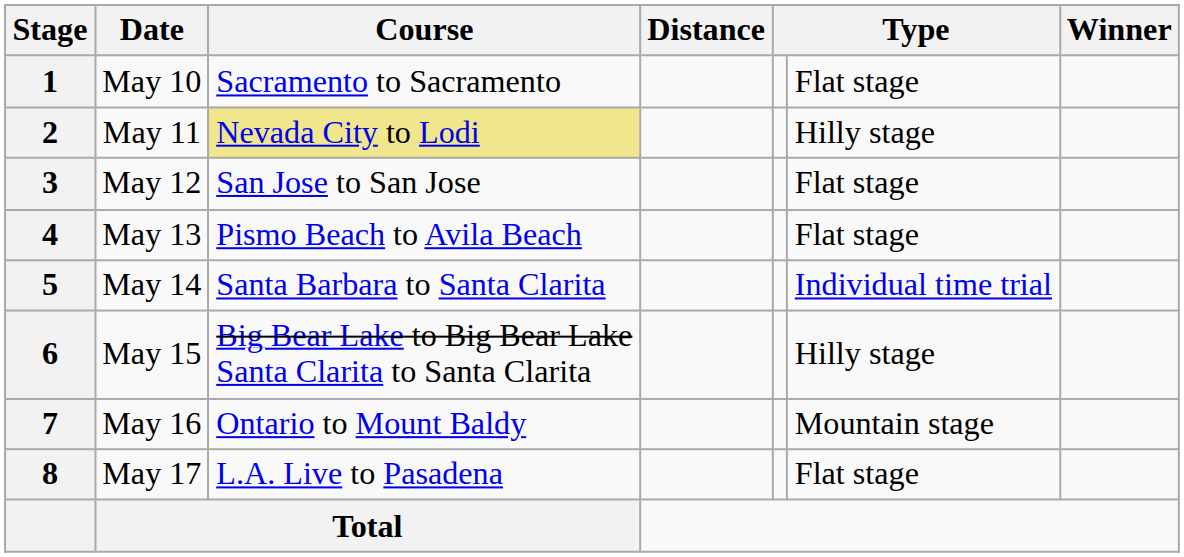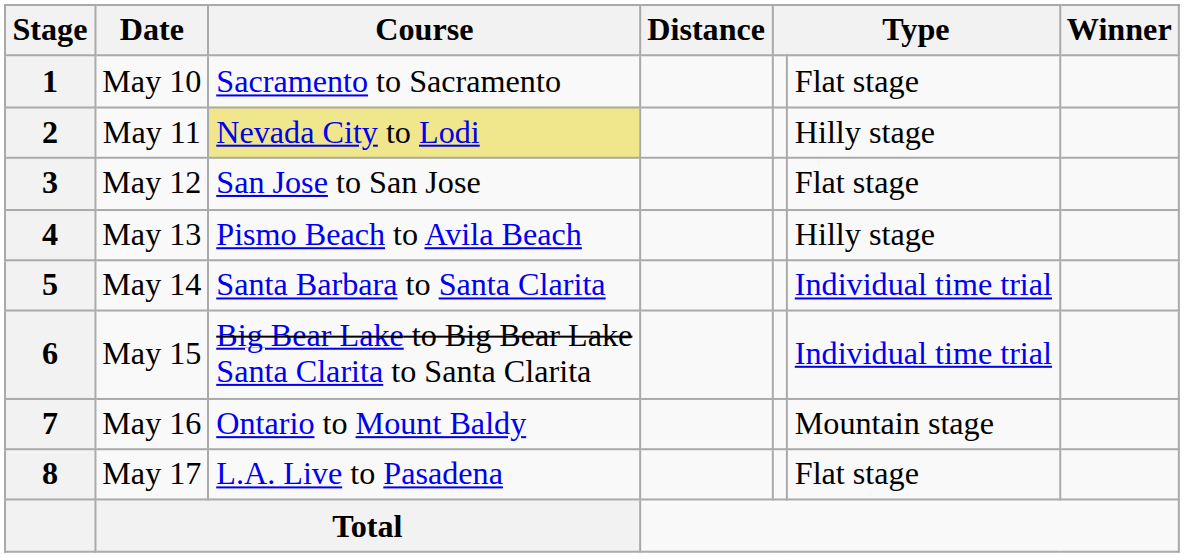(857, 234) Flat stage -> (865, 234) Hilly stage
(865, 354) Hilly stage -> (923, 354) Individual time trial
